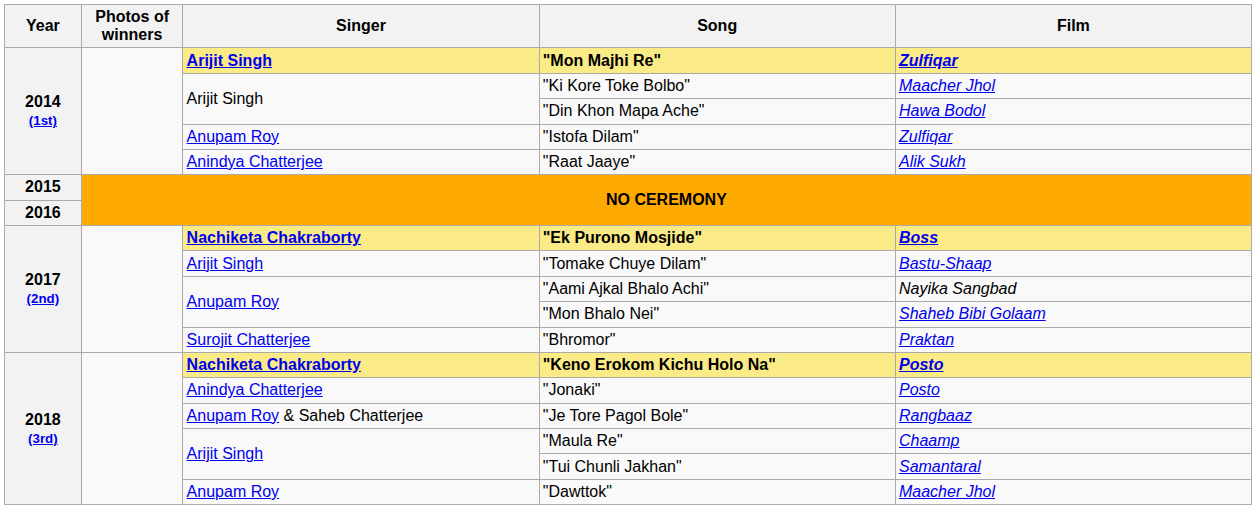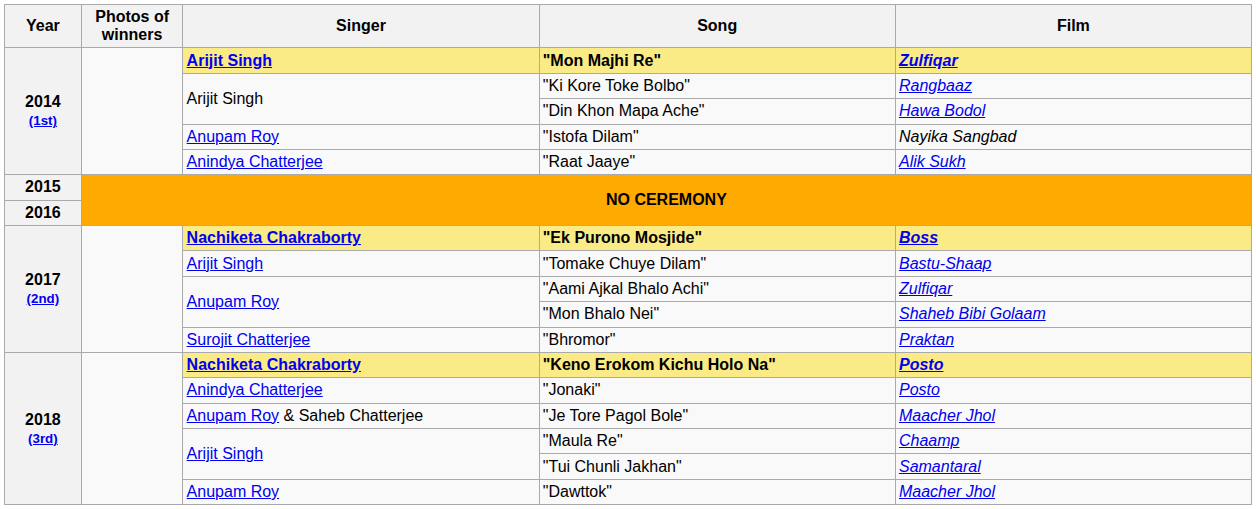(947, 85) Maacher Jhol -> (935, 85) Rangbaaz
(926, 136) Zulfiqar -> (958, 136) Nayika Sangbad
(958, 288) Nayika Sangbad -> (926, 288) Zulfiqar
(935, 415) Rangbaaz -> (947, 415) Maacher Jhol
